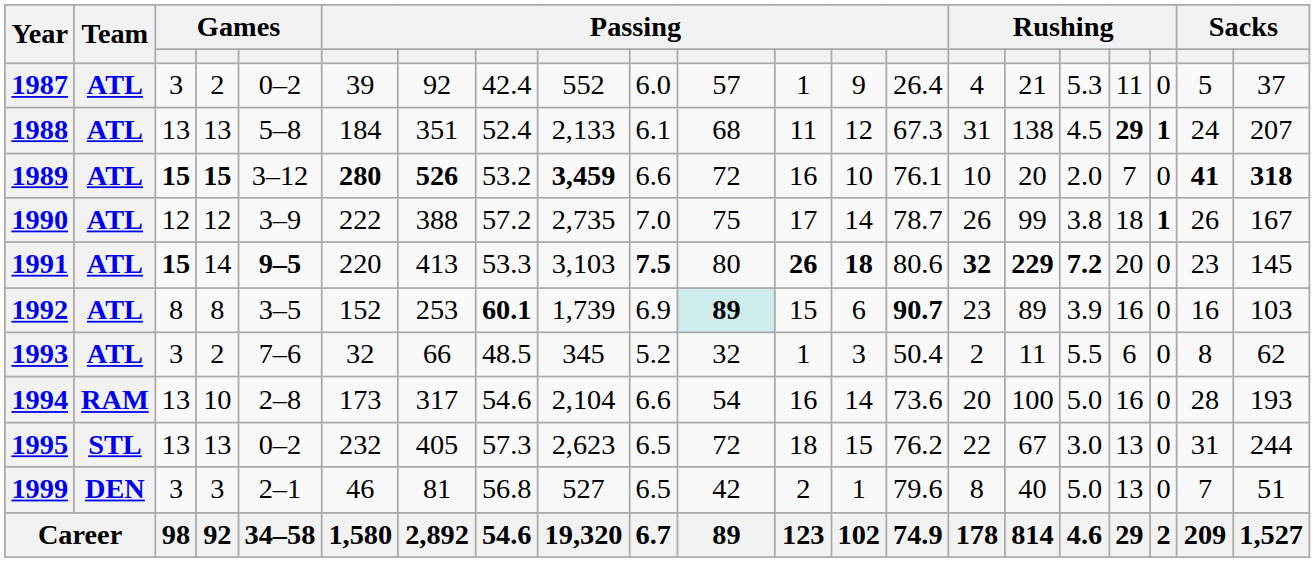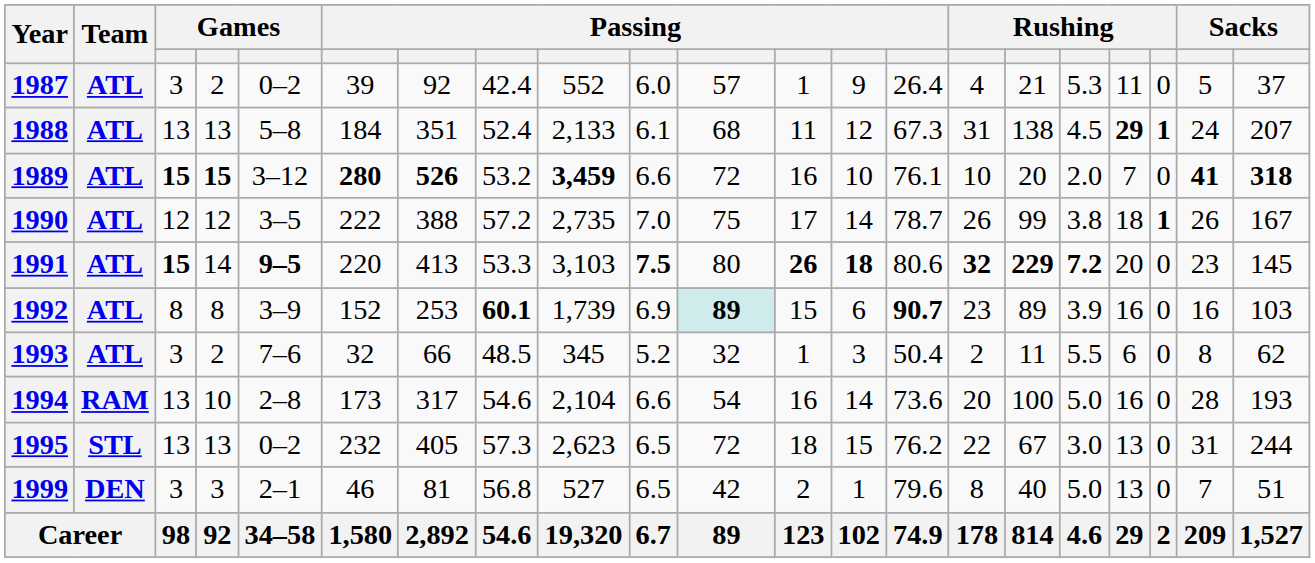(280, 219) 3–9 -> (280, 219) 3–5
(280, 309) 3–5 -> (280, 309) 3–9
